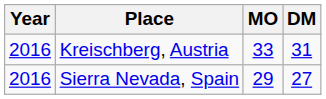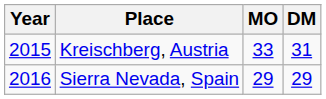(30, 49) 2016 -> (30, 49) 2015
(302, 79) 27 -> (302, 79) 29
